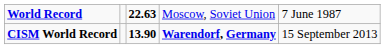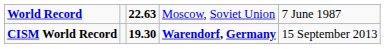(142, 33) 13.90 -> (142, 33) 19.30
